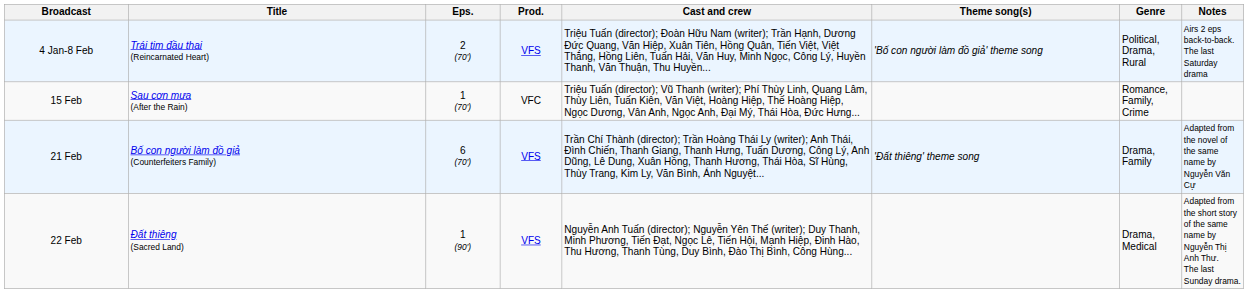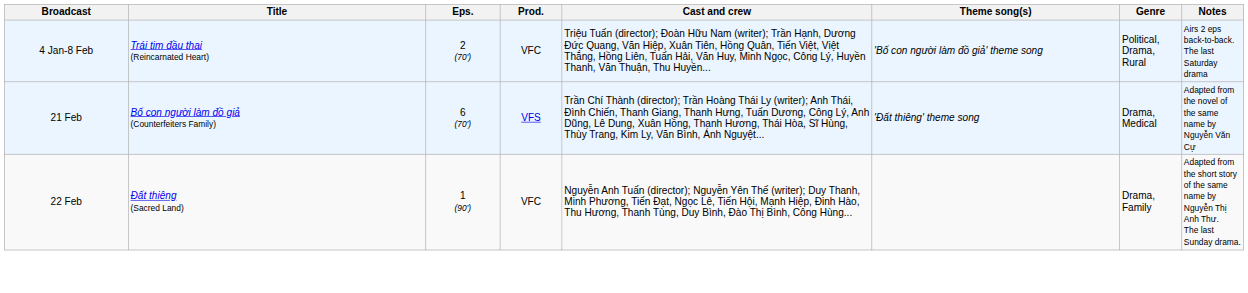(531, 51) VFS -> (531, 51) VFC
- row: (66, 101)
(1138, 156) Drama, Family -> (1139, 118) Drama, Medical
(531, 240) VFS -> (531, 202) VFC
(1139, 240) Drama, Medical -> (1138, 202) Drama, Family
